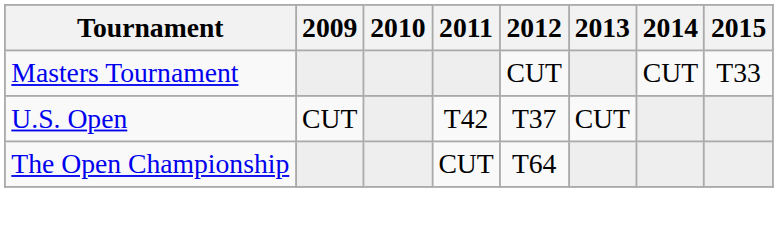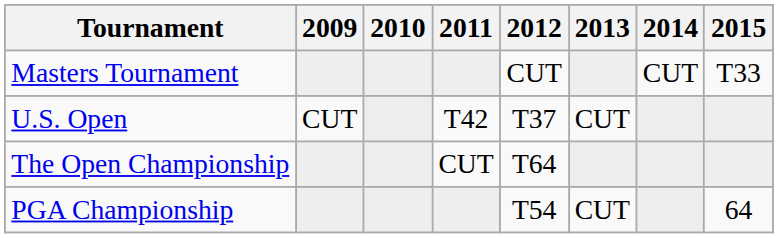+ row: (122, 209)
